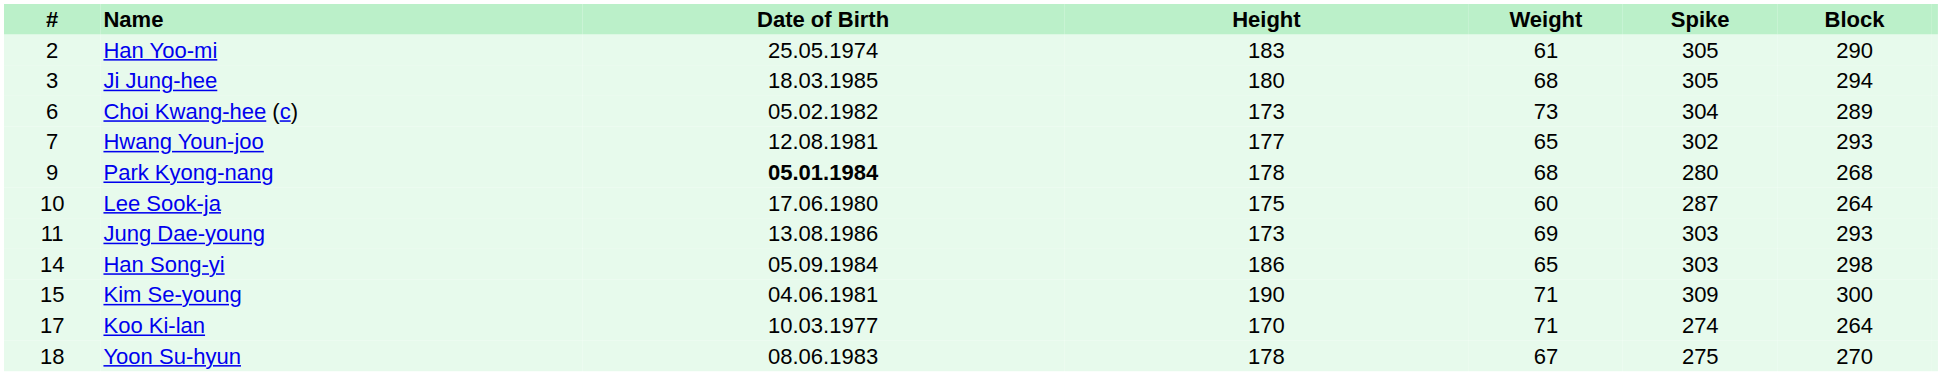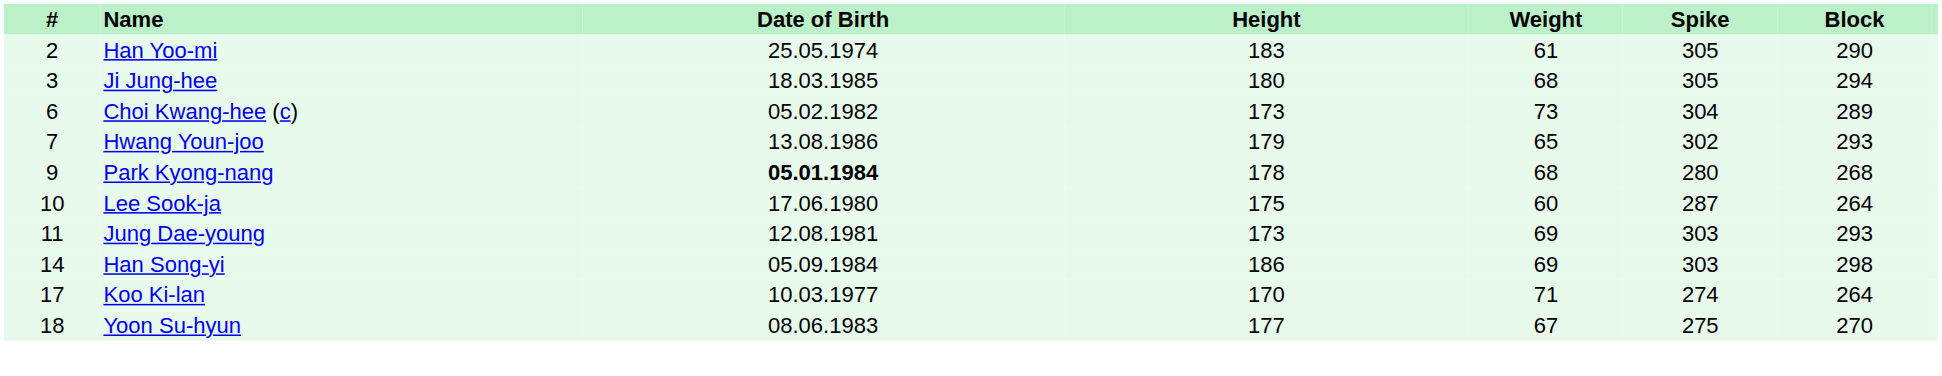(823, 142) 12.08.1981 -> (823, 142) 13.08.1986
(1266, 142) 177 -> (1266, 142) 179
(823, 233) 13.08.1986 -> (823, 233) 12.08.1981
(1546, 264) 65 -> (1546, 264) 69
- row: (173, 295)
(1266, 356) 178 -> (1266, 325) 177
